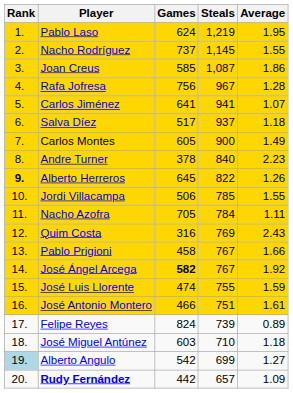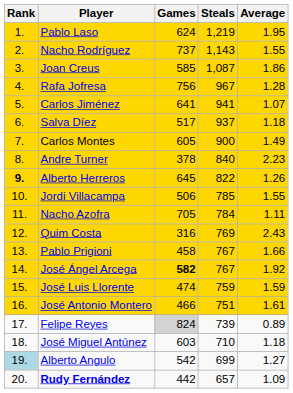(219, 50) 1,145 -> (219, 50) 1,143
(224, 287) 755 -> (224, 287) 759
(184, 324) no background -> (184, 324) lightgrey background
